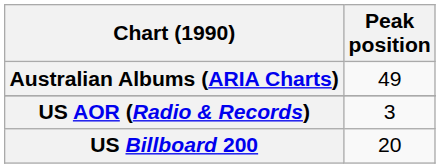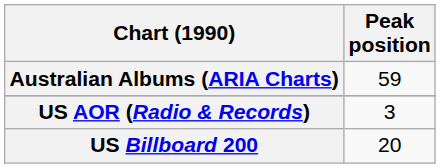(390, 78) 49 -> (390, 78) 59
